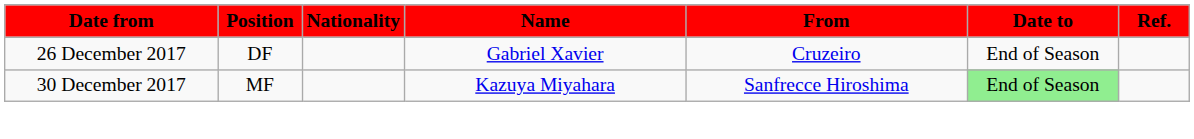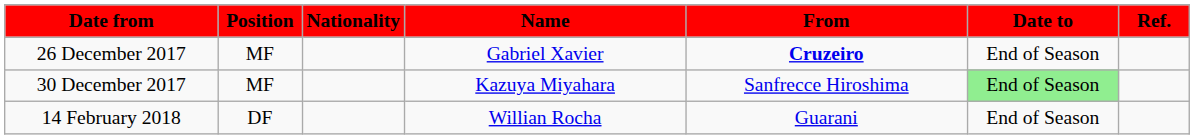(260, 53) DF -> (260, 53) MF
(826, 53) normal -> (826, 53) bold
+ row: (111, 117)
